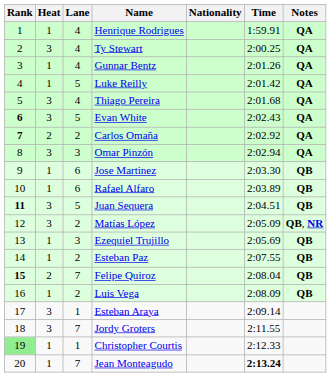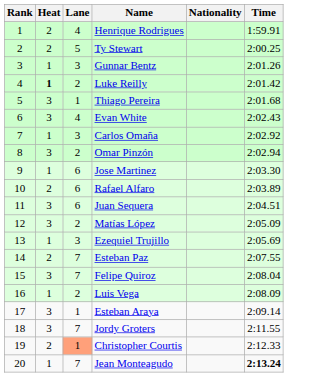- column: (305, 13)
(49, 30) 1 -> (49, 30) 2
(49, 48) 3 -> (49, 48) 2
(77, 48) 4 -> (77, 48) 5
(77, 65) 4 -> (77, 65) 3
(49, 83) normal -> (49, 83) bold
(77, 83) 5 -> (77, 83) 2
(77, 100) 4 -> (77, 100) 1
(20, 118) bold -> (20, 118) normal
(77, 118) 5 -> (77, 118) 4
(20, 135) bold -> (20, 135) normal
(49, 135) 2 -> (49, 135) 1
(77, 135) 2 -> (77, 135) 3
(77, 153) 3 -> (77, 153) 2
(49, 188) 1 -> (49, 188) 2
(20, 205) bold -> (20, 205) normal
(77, 205) 5 -> (77, 205) 6
(49, 258) 1 -> (49, 258) 2
(77, 258) 2 -> (77, 258) 7
(20, 275) bold -> (20, 275) normal
(49, 275) 2 -> (49, 275) 3
(20, 345) lightgreen background -> (20, 345) no background
(49, 345) 1 -> (49, 345) 2
(77, 345) no background -> (77, 345) lightsalmon background
